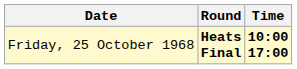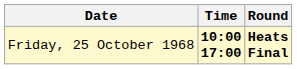columns swapped: (268, 16) <-> (221, 16)
